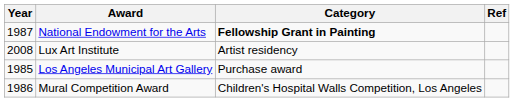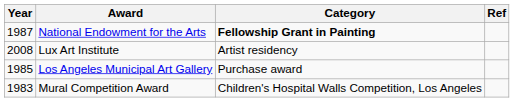(20, 87) 1986 -> (20, 87) 1983
